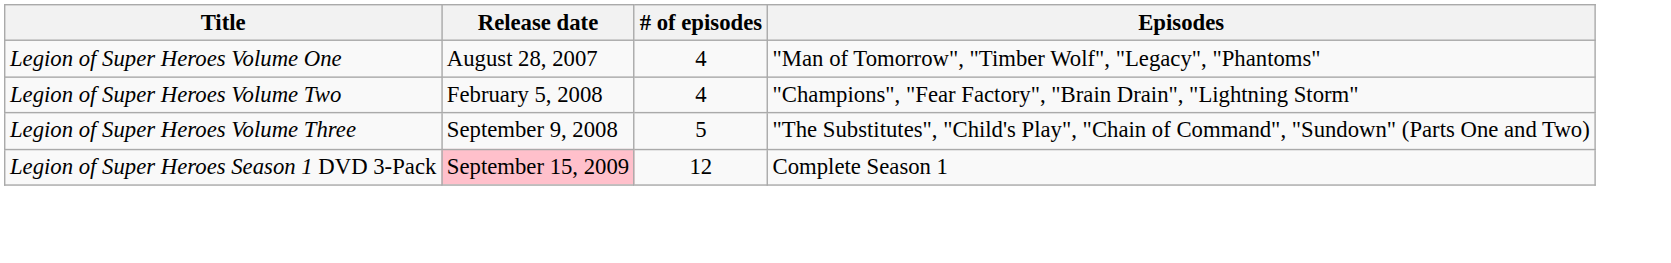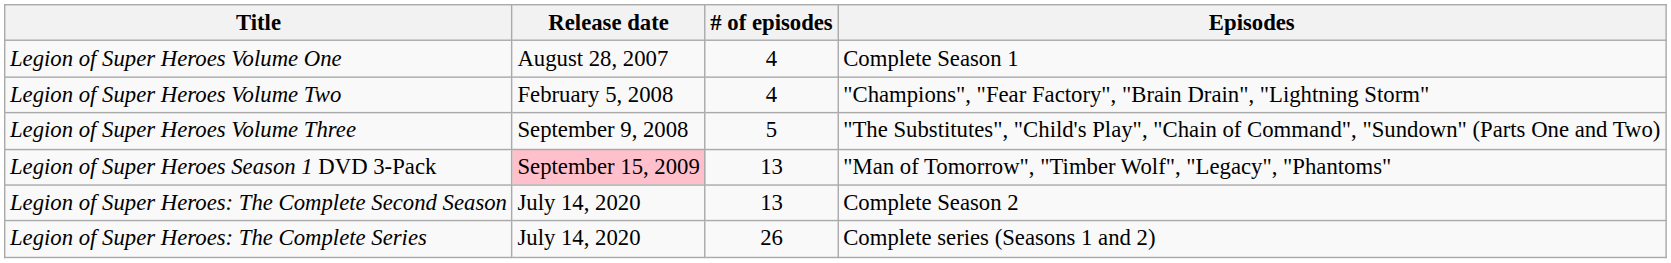(1047, 58) "Man of Tomorrow", "Timber Wolf", "Legacy", "Phantoms" -> (931, 58) Complete Season 1
(701, 166) 12 -> (771, 166) 13
(860, 166) Complete Season 1 -> (1117, 166) "Man of Tomorrow", "Timber Wolf", "Legacy", "Phantoms"
+ row: (258, 202)
+ row: (218, 238)
